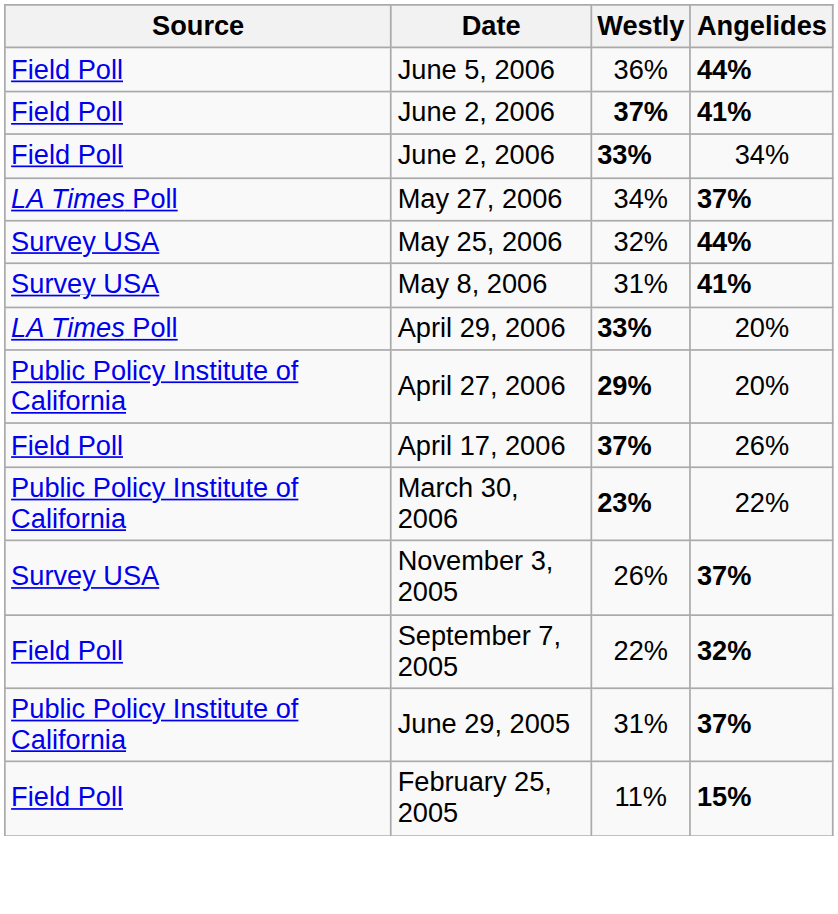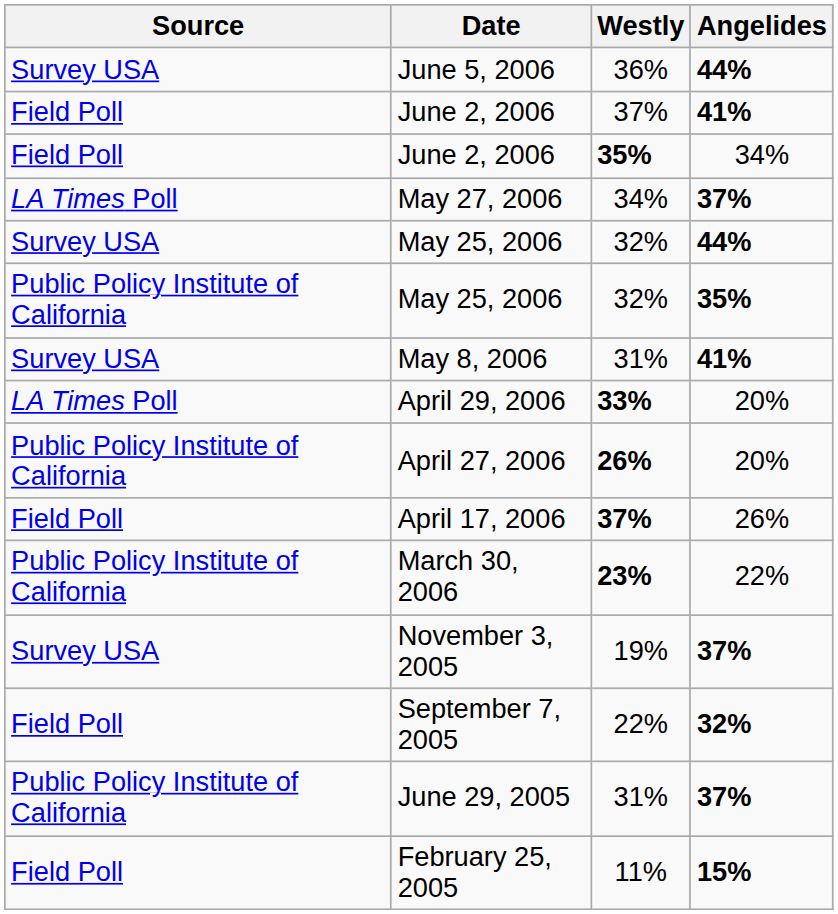(67, 69) Field Poll -> (85, 69) Survey USA
(641, 112) bold -> (641, 112) normal
(624, 155) 33% -> (624, 155) 35%
+ row: (480, 300)
(624, 386) 29% -> (624, 460) 26%
(641, 577) 26% -> (641, 650) 19%
